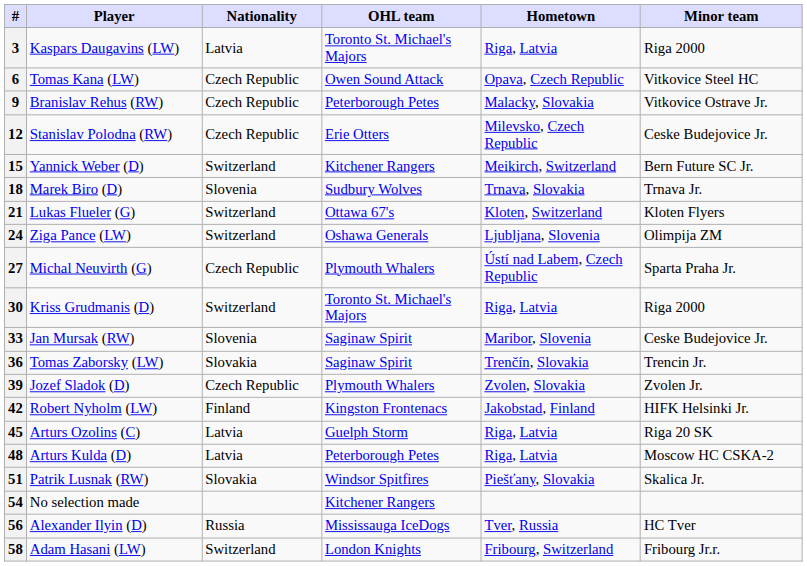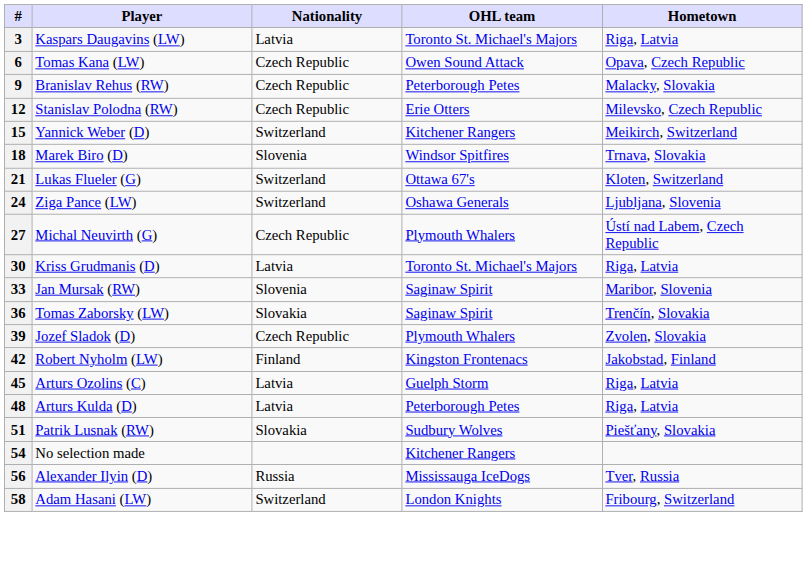- column: (721, 16)
(373, 189) Sudbury Wolves -> (457, 156) Windsor Spitfires
(240, 307) Switzerland -> (274, 266) Latvia
(377, 479) Windsor Spitfires -> (454, 429) Sudbury Wolves
